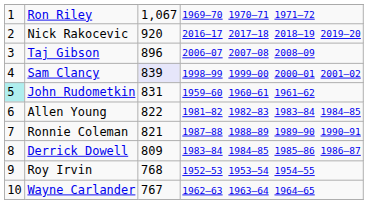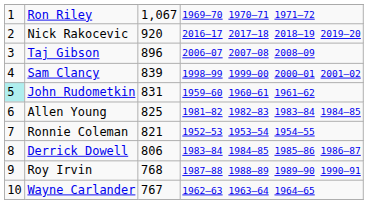(152, 73) lavender background -> (152, 73) no background
(152, 112) 822 -> (152, 112) 825
(272, 131) 1987–88 1988–89 1989–90 1990–91 -> (249, 131) 1952–53 1953–54 1954–55
(152, 151) 809 -> (152, 151) 806
(249, 170) 1952–53 1953–54 1954–55 -> (272, 170) 1987–88 1988–89 1989–90 1990–91
